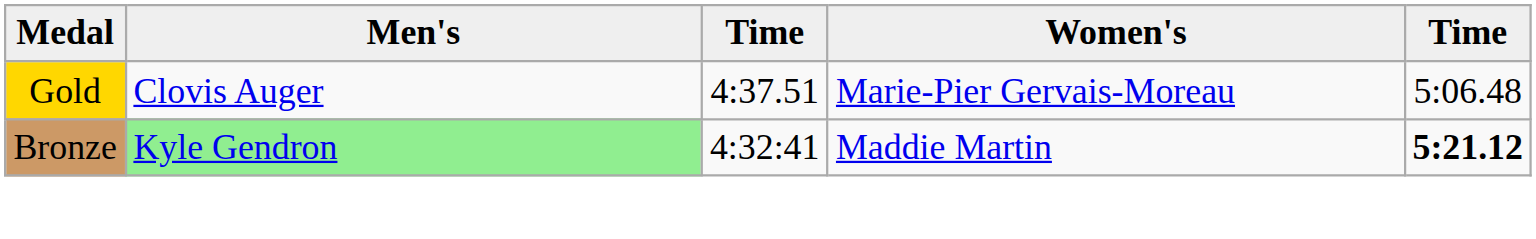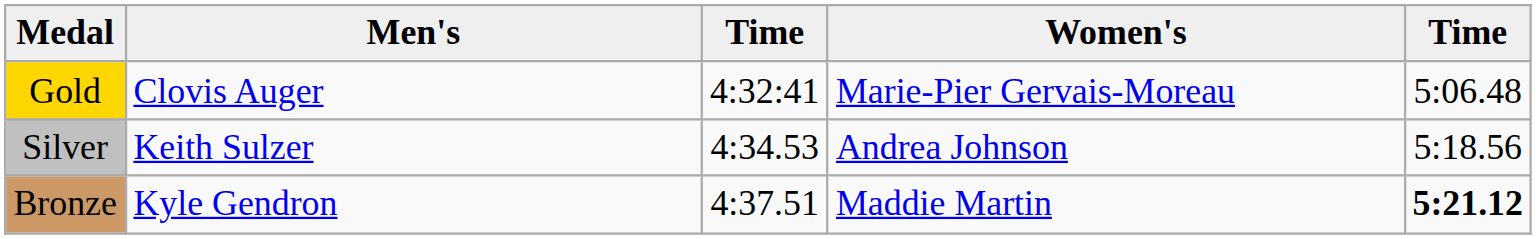(765, 89) 4:37.51 -> (765, 89) 4:32:41
+ row: (65, 146)
(235, 146) lightgreen background -> (235, 203) no background
(765, 146) 4:32:41 -> (765, 203) 4:37.51
